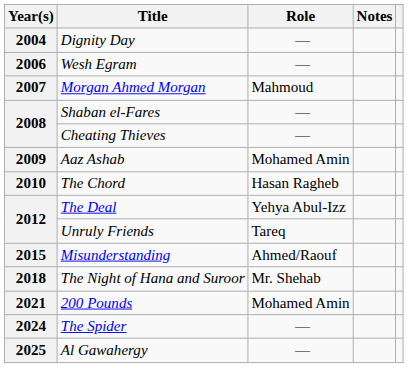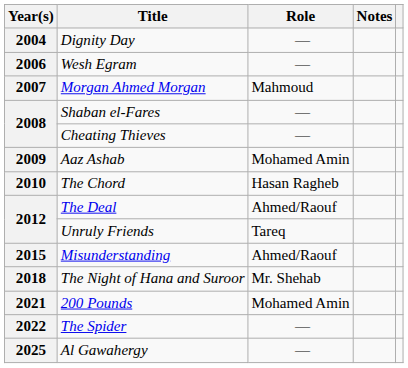(299, 207) Yehya Abul-Izz -> (294, 207) Ahmed/Raouf
(31, 326) 2024 -> (31, 326) 2022
